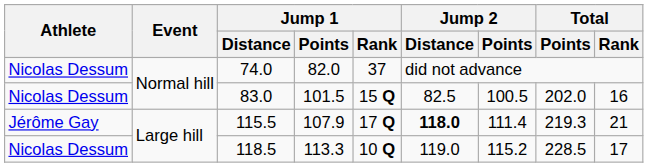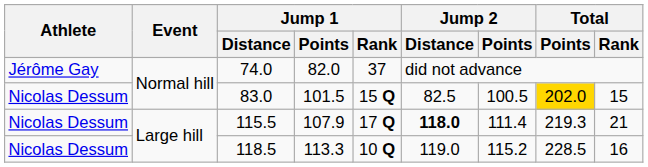(68, 70) Nicolas Dessum -> (54, 70) Jérôme Gay
(565, 97) no background -> (565, 97) gold background
(619, 97) 16 -> (619, 97) 15
(54, 123) Jérôme Gay -> (68, 123) Nicolas Dessum
(619, 149) 17 -> (619, 149) 16
